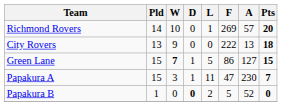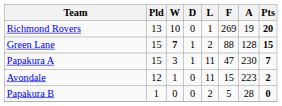(156, 28) 14 -> (156, 28) 13
(249, 28) 57 -> (249, 28) 19
- row: (31, 45)
(210, 61) 5 -> (210, 45) 2
(229, 61) 86 -> (229, 45) 88
(249, 61) 127 -> (249, 45) 128
+ row: (26, 77)
(192, 93) bold -> (192, 93) normal
(249, 93) 52 -> (249, 93) 28
